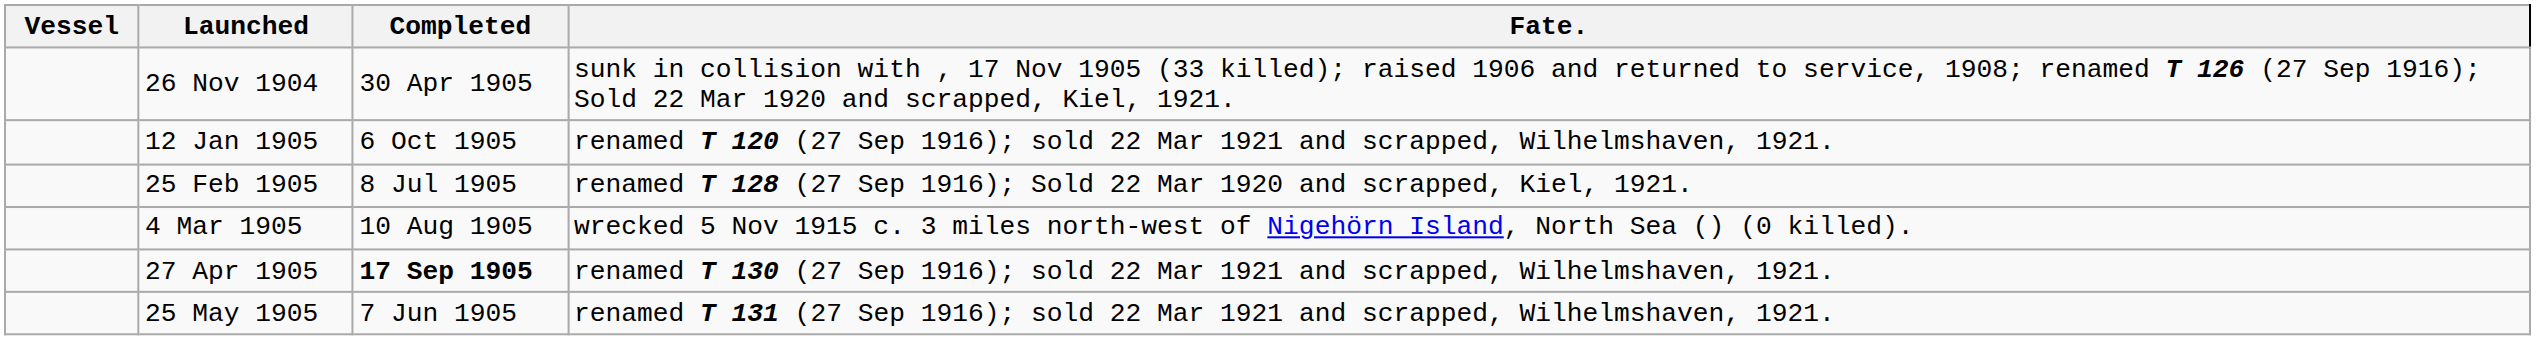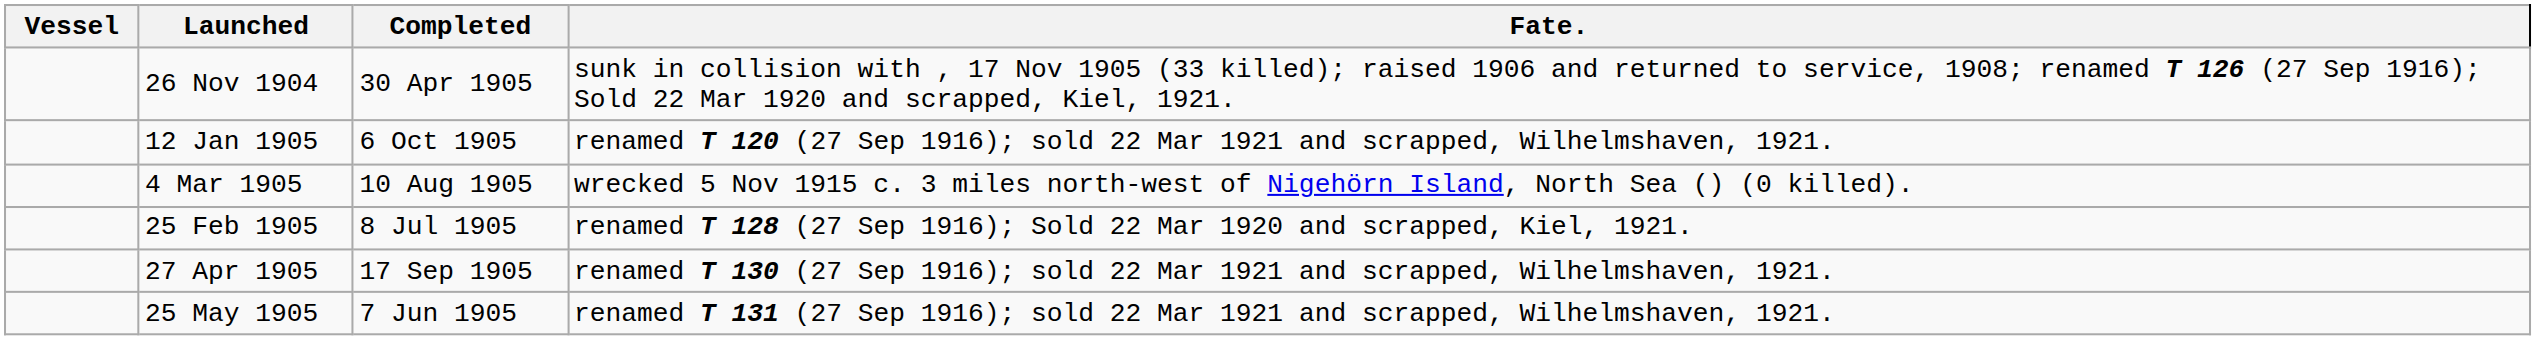rows swapped: (232, 185) <-> (224, 228)
(446, 271) bold -> (446, 271) normal
